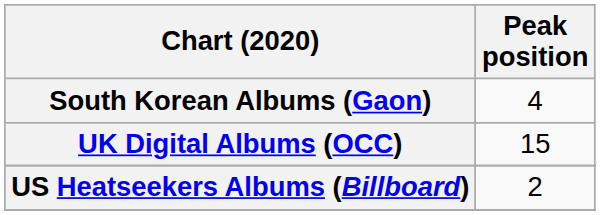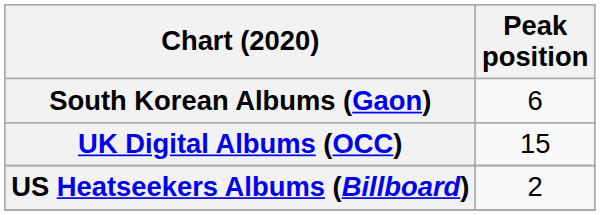(535, 100) 4 -> (535, 100) 6
